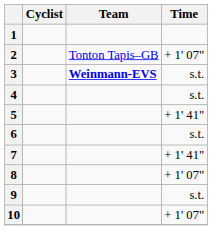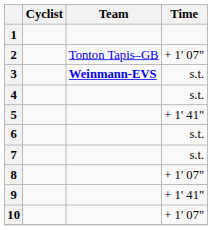(184, 154) + 1' 41" -> (197, 154) s.t.
(197, 194) s.t. -> (184, 194) + 1' 41"
